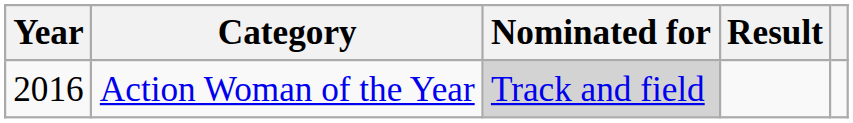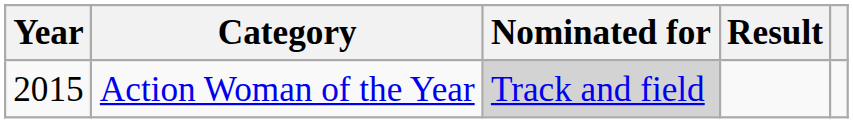(48, 88) 2016 -> (48, 88) 2015
